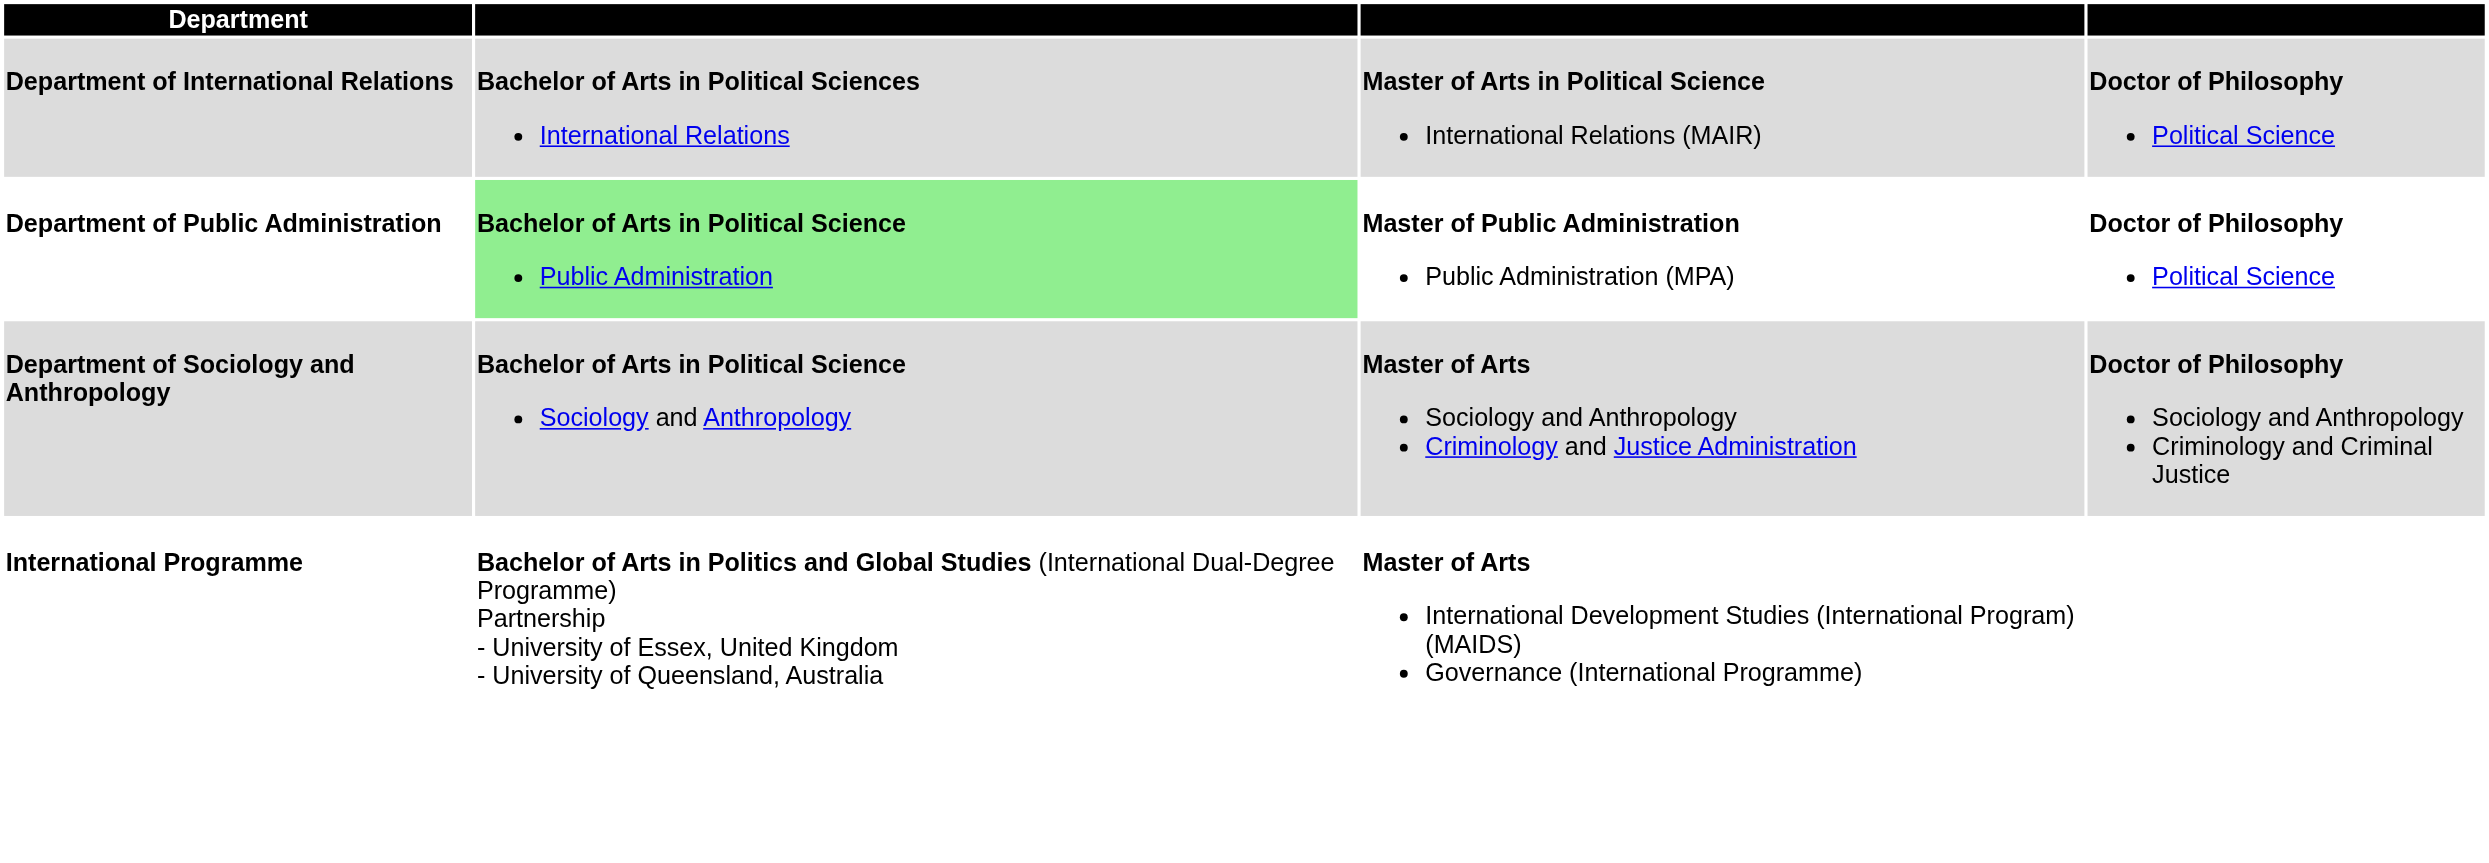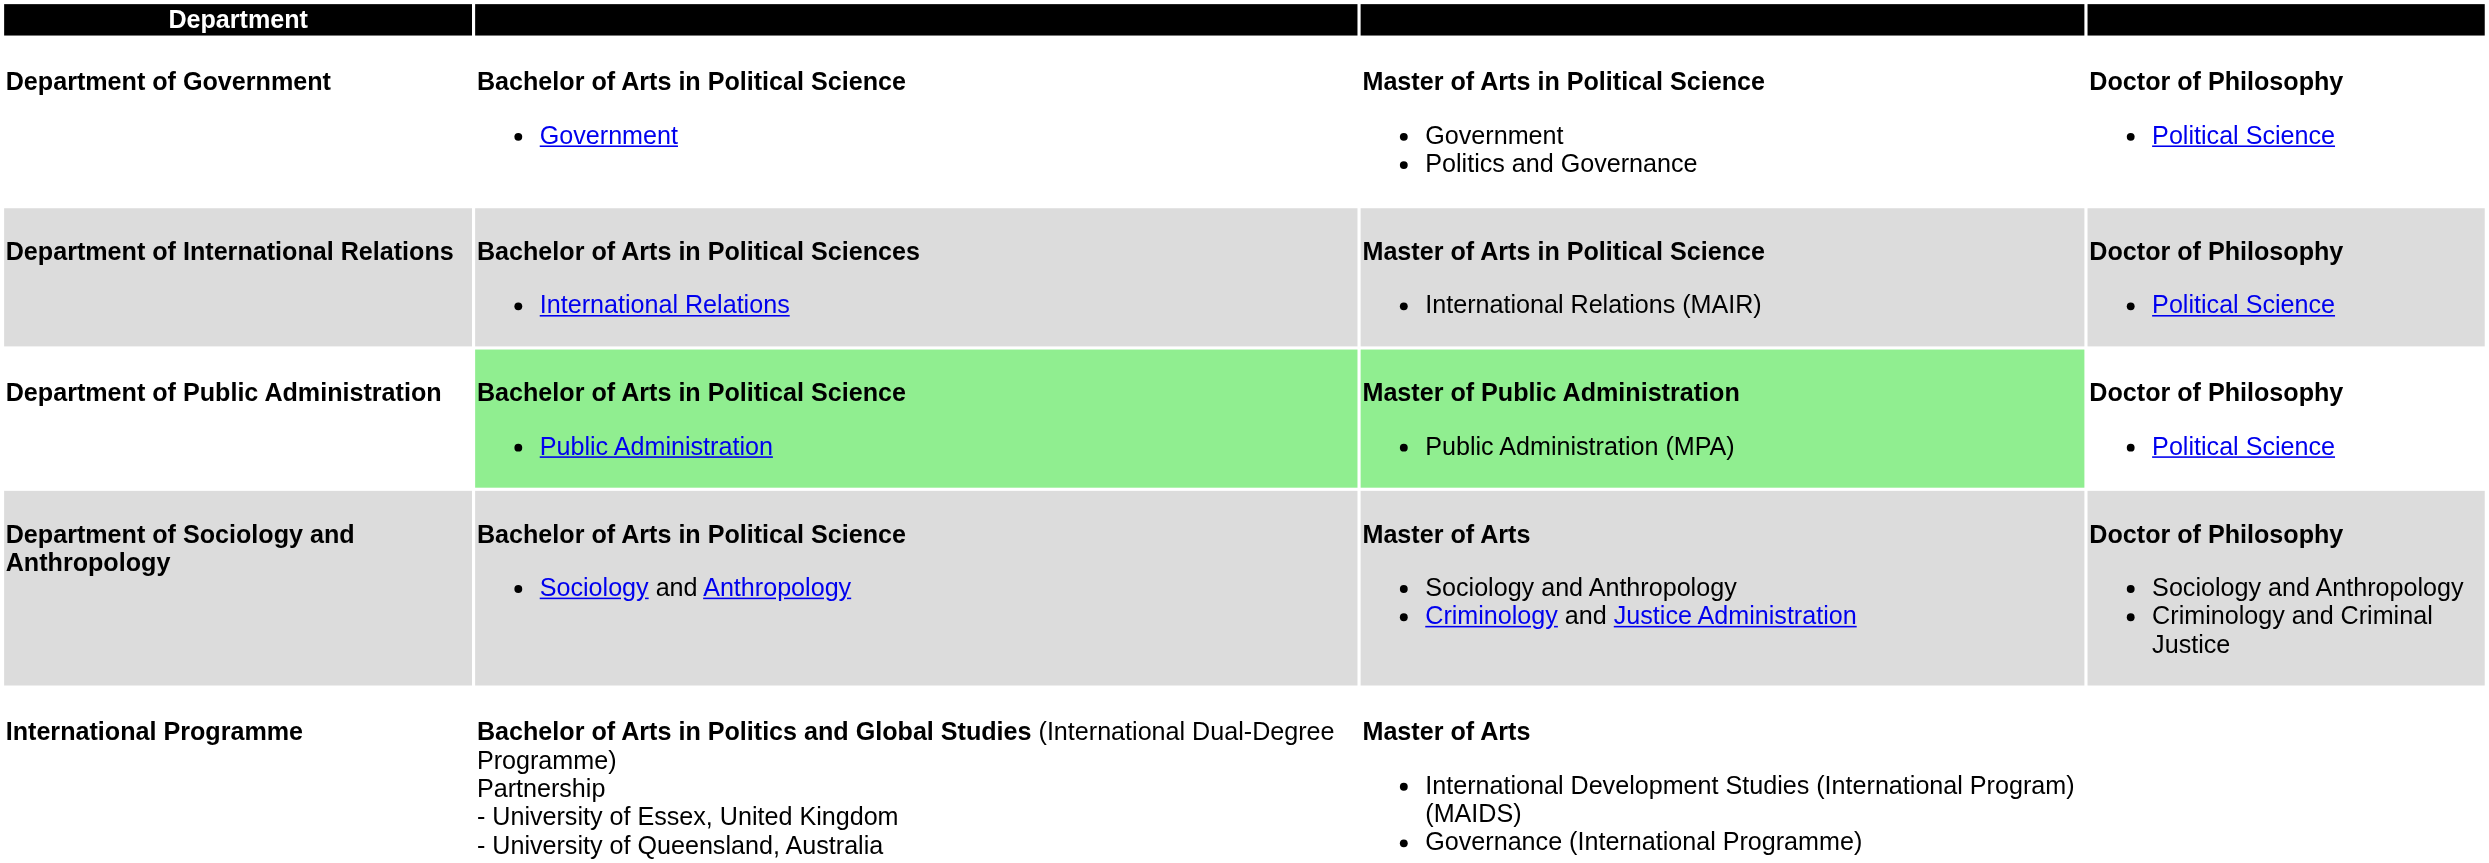+ row: (168, 82)
(1723, 251) no background -> (1723, 420) lightgreen background
